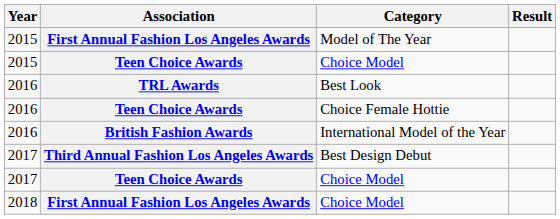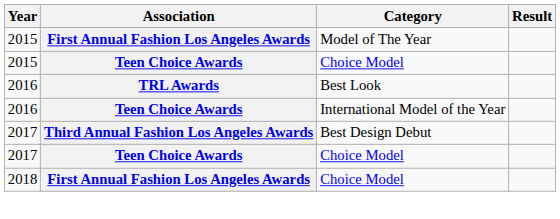- row: (23, 109)
(179, 132) British Fashion Awards -> (179, 109) Teen Choice Awards
